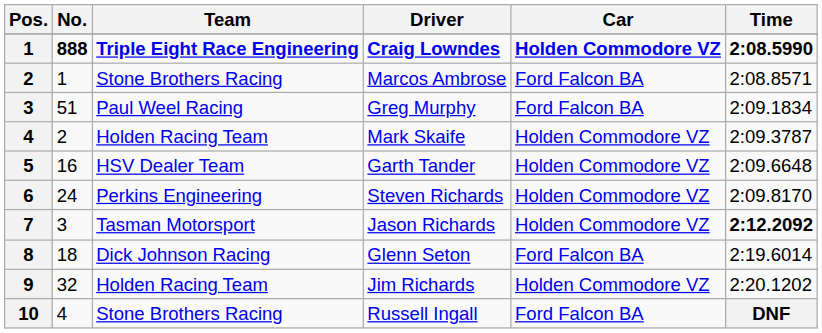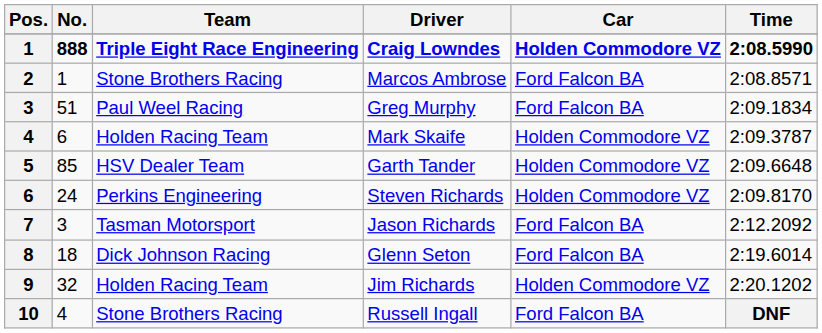(62, 137) 2 -> (62, 137) 6
(67, 166) 16 -> (67, 166) 85
(612, 225) Holden Commodore VZ -> (579, 225) Ford Falcon BA
(771, 225) bold -> (771, 225) normal
